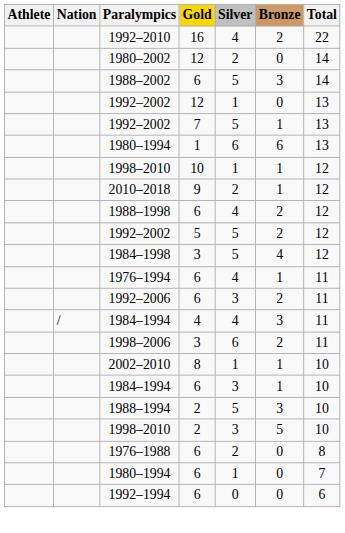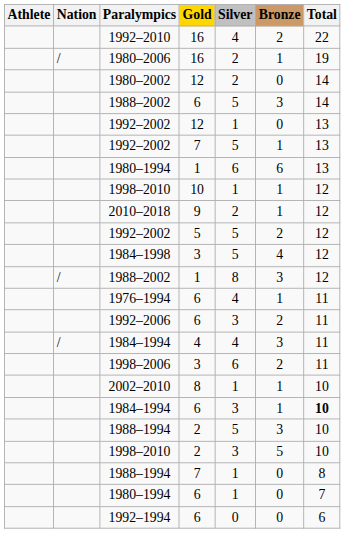+ row: (140, 59)
- row: (140, 211)
+ row: (140, 277)
(322, 386) normal -> (322, 408) bold
+ row: (140, 473)
- row: (140, 451)
